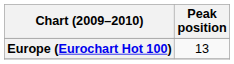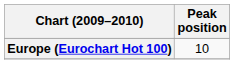(202, 48) 13 -> (202, 48) 10
